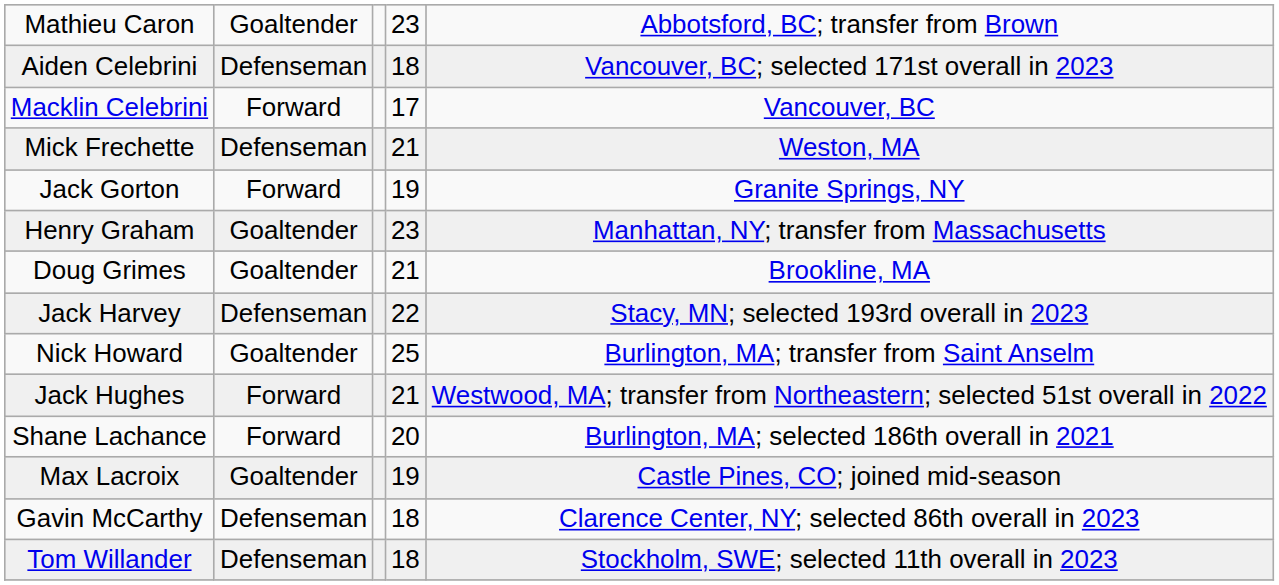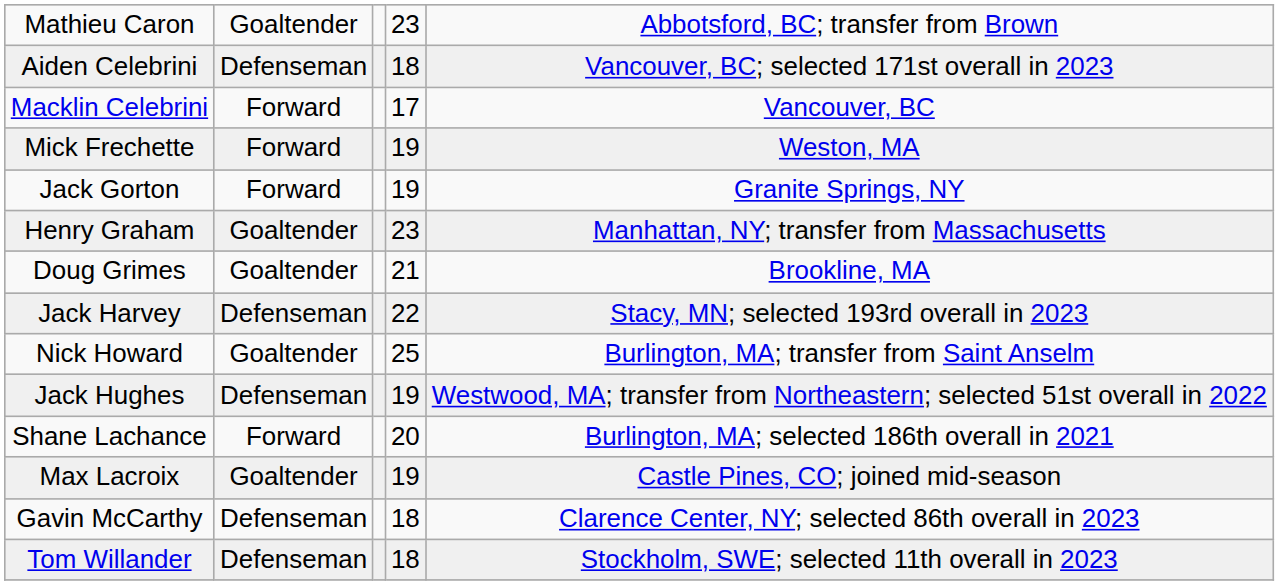(294, 148) Defenseman -> (294, 148) Forward
(405, 148) 21 -> (405, 148) 19
(294, 395) Forward -> (294, 395) Defenseman
(405, 395) 21 -> (405, 395) 19
